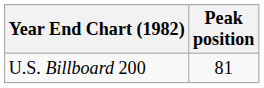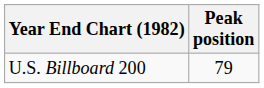(224, 67) 81 -> (224, 67) 79
